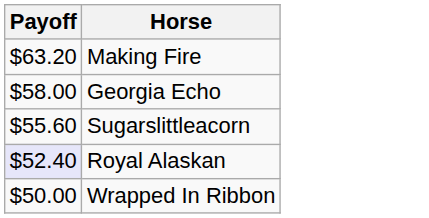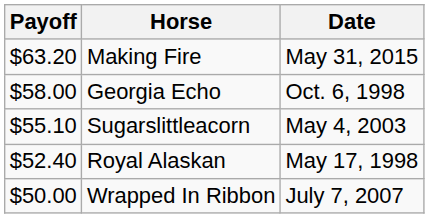+ column: (352, 21)
(43, 126) $55.60 -> (43, 126) $55.10
(43, 160) lavender background -> (43, 160) no background
